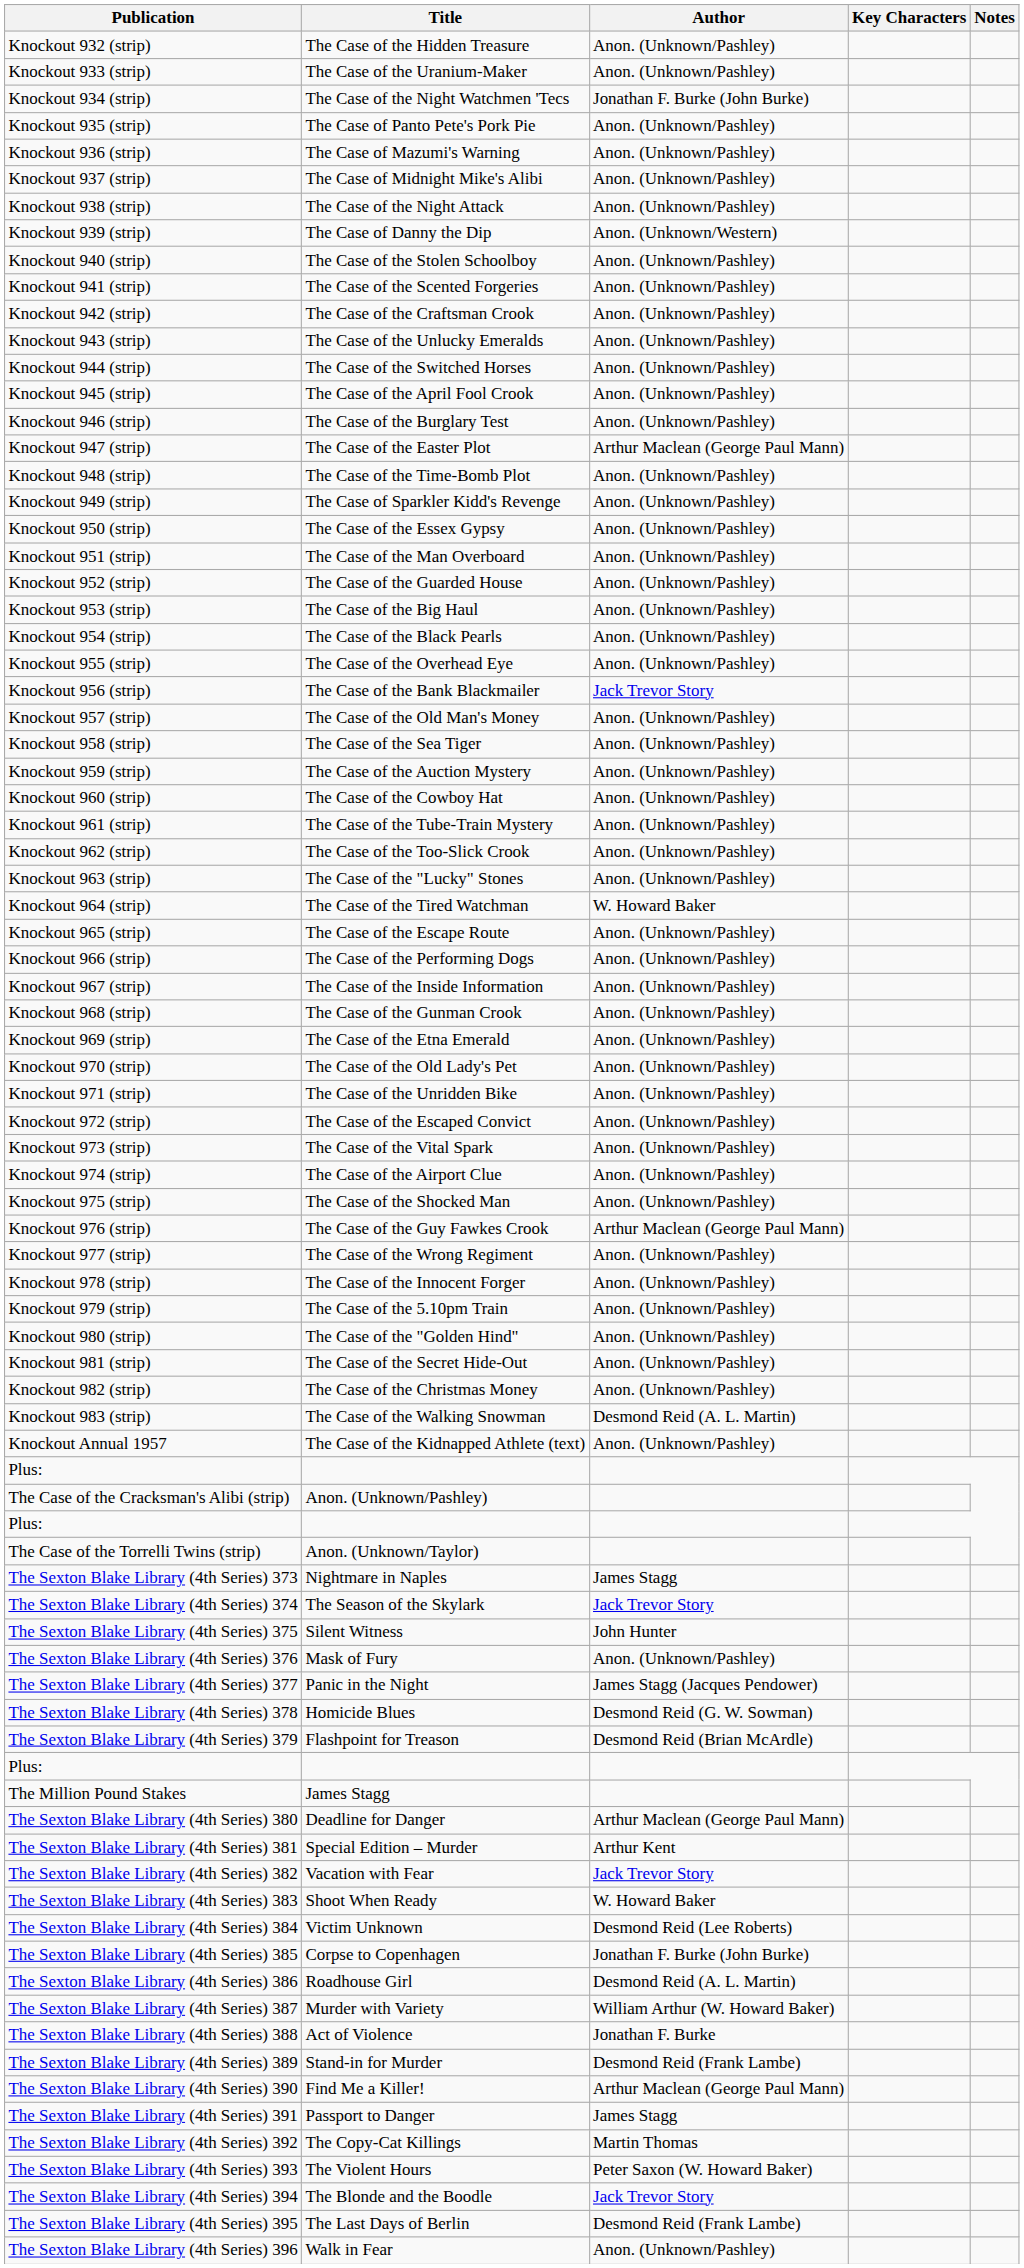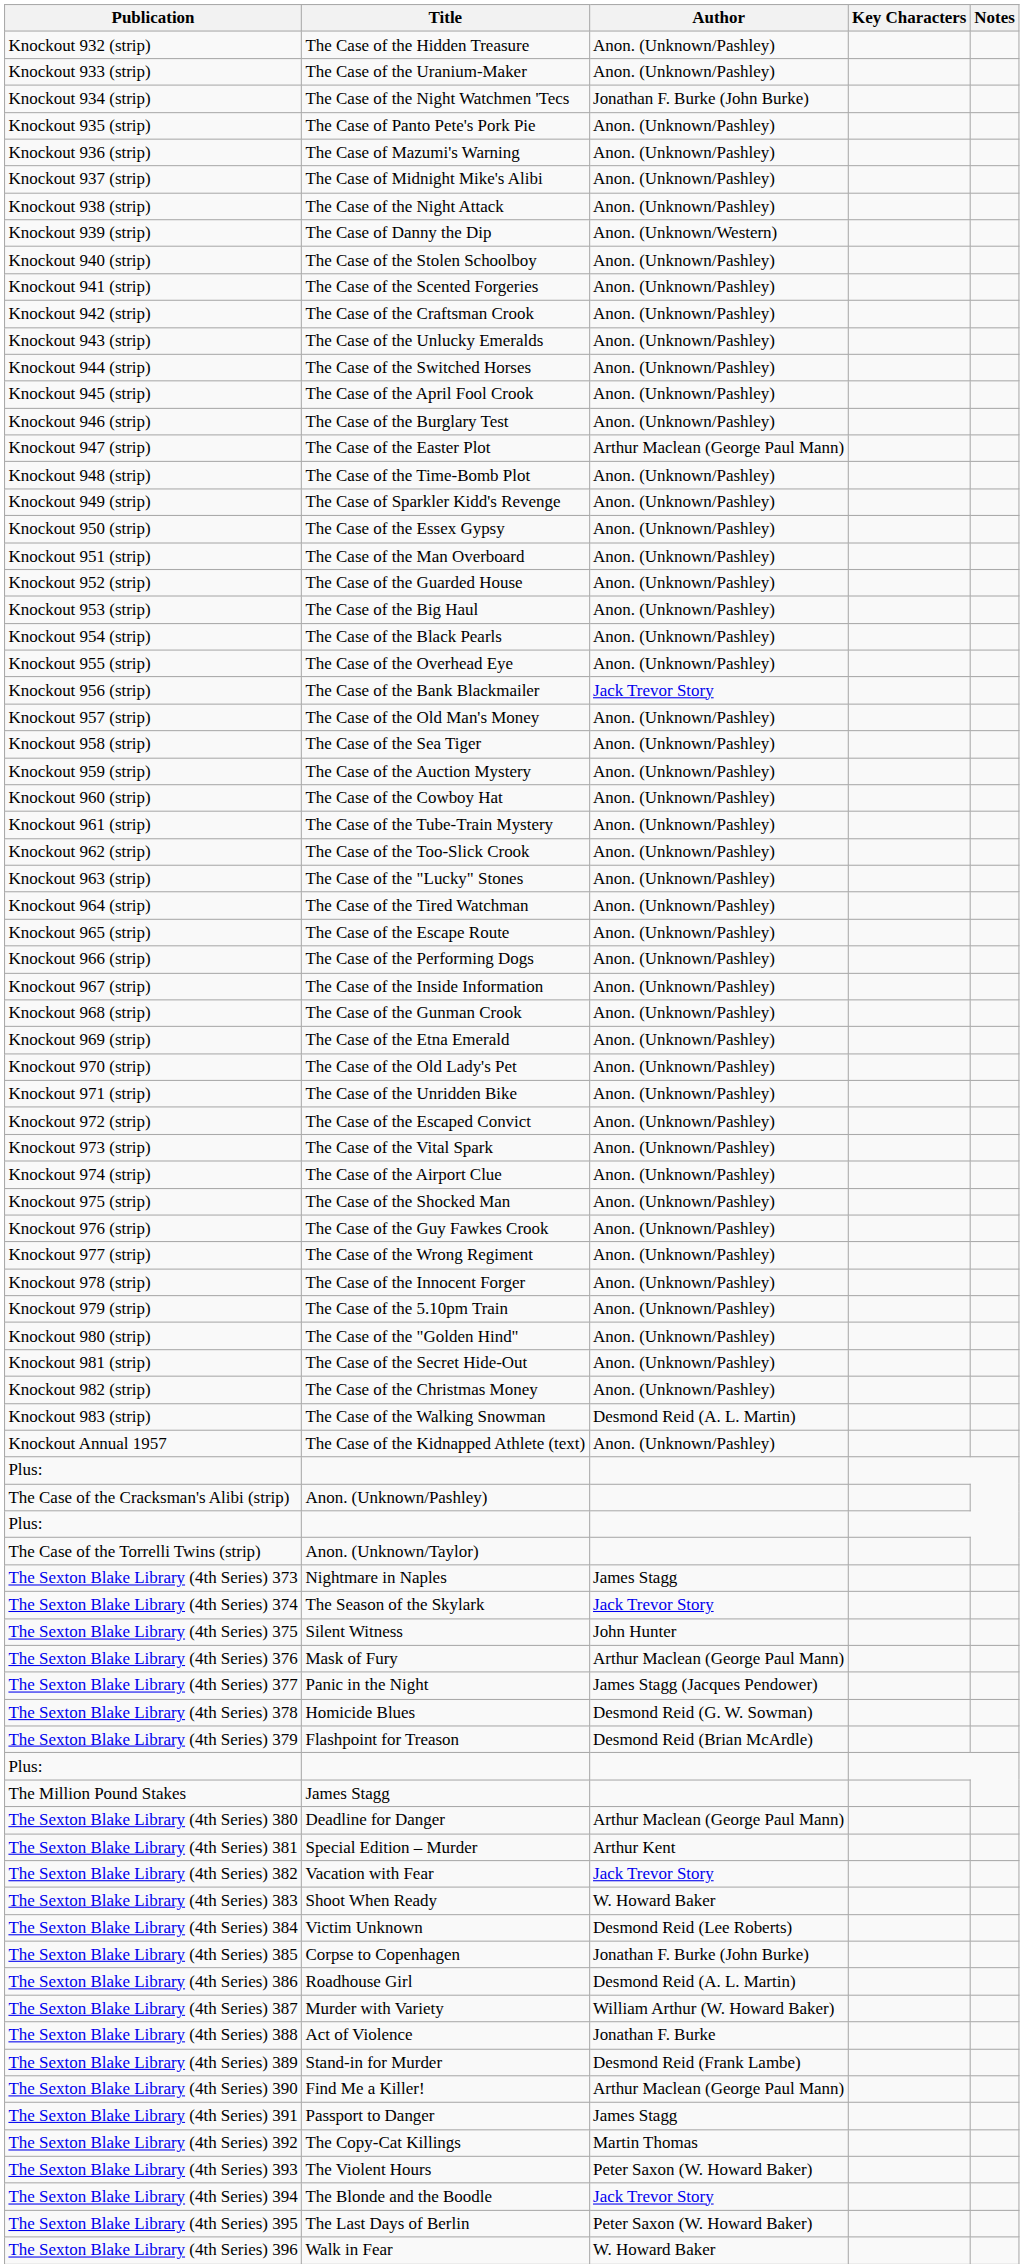(654, 905) W. Howard Baker -> (684, 905) Anon. (Unknown/Pashley)
(719, 1228) Arthur Maclean (George Paul Mann) -> (684, 1228) Anon. (Unknown/Pashley)
(684, 1658) Anon. (Unknown/Pashley) -> (719, 1658) Arthur Maclean (George Paul Mann)
(697, 2223) Desmond Reid (Frank Lambe) -> (703, 2223) Peter Saxon (W. Howard Baker)
(684, 2250) Anon. (Unknown/Pashley) -> (654, 2250) W. Howard Baker
